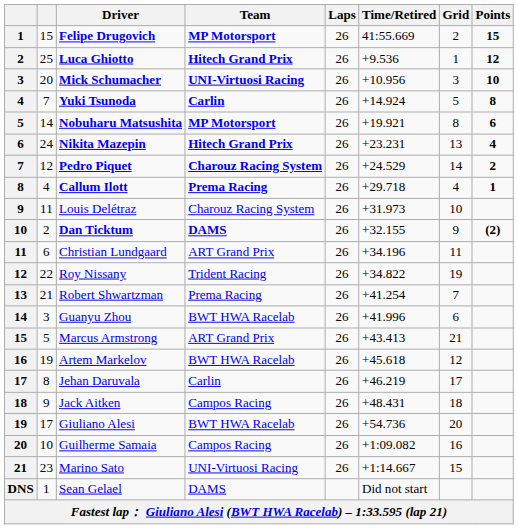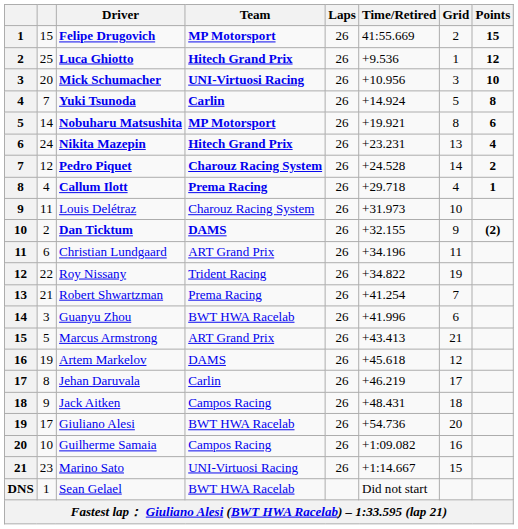(384, 165) +24.529 -> (384, 165) +24.528
(241, 359) BWT HWA Racelab -> (207, 359) DAMS
(207, 488) DAMS -> (241, 488) BWT HWA Racelab
